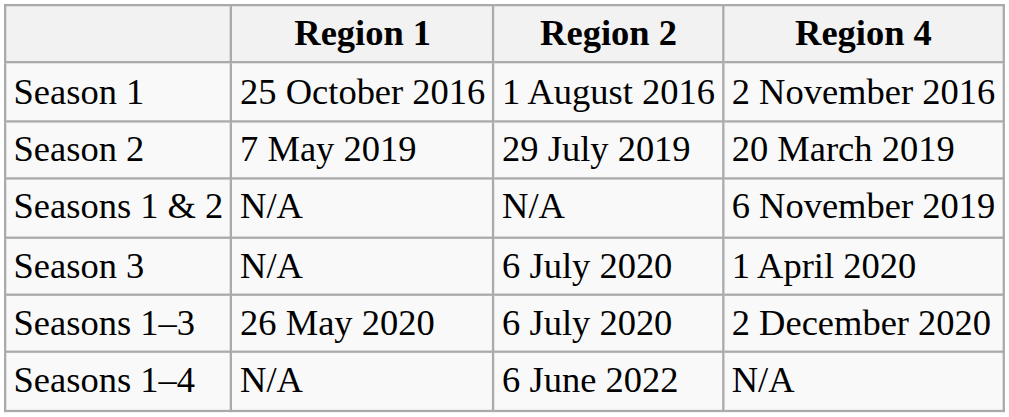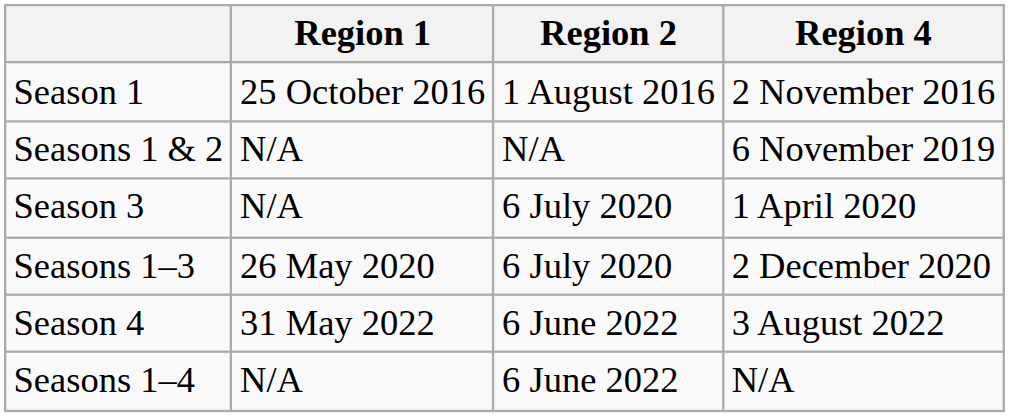- row: (79, 149)
+ row: (79, 322)
